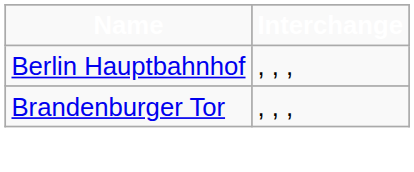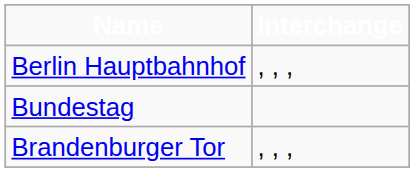+ row: (73, 107)
